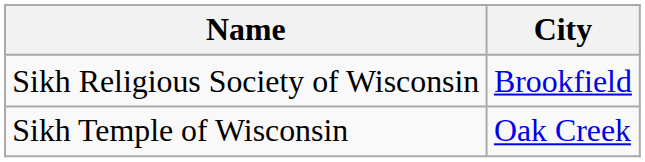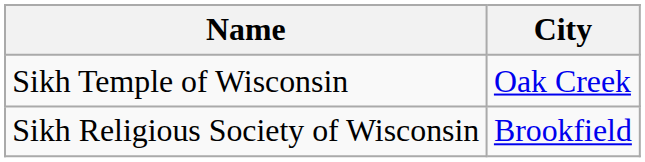rows swapped: (246, 80) <-> (180, 130)
